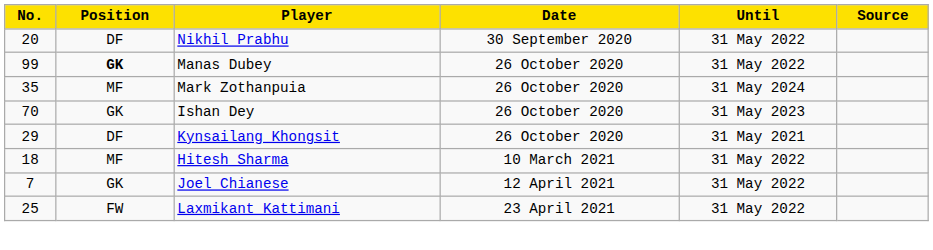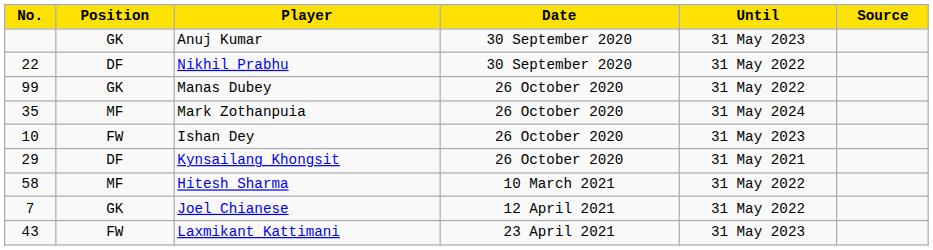+ row: (220, 40)
(30, 40) 20 -> (30, 64) 22
(115, 64) bold -> (115, 88) normal
(30, 112) 70 -> (30, 136) 10
(115, 112) GK -> (115, 136) FW
(30, 160) 18 -> (30, 184) 58
(30, 208) 25 -> (30, 232) 43
(758, 208) 31 May 2022 -> (758, 232) 31 May 2023
